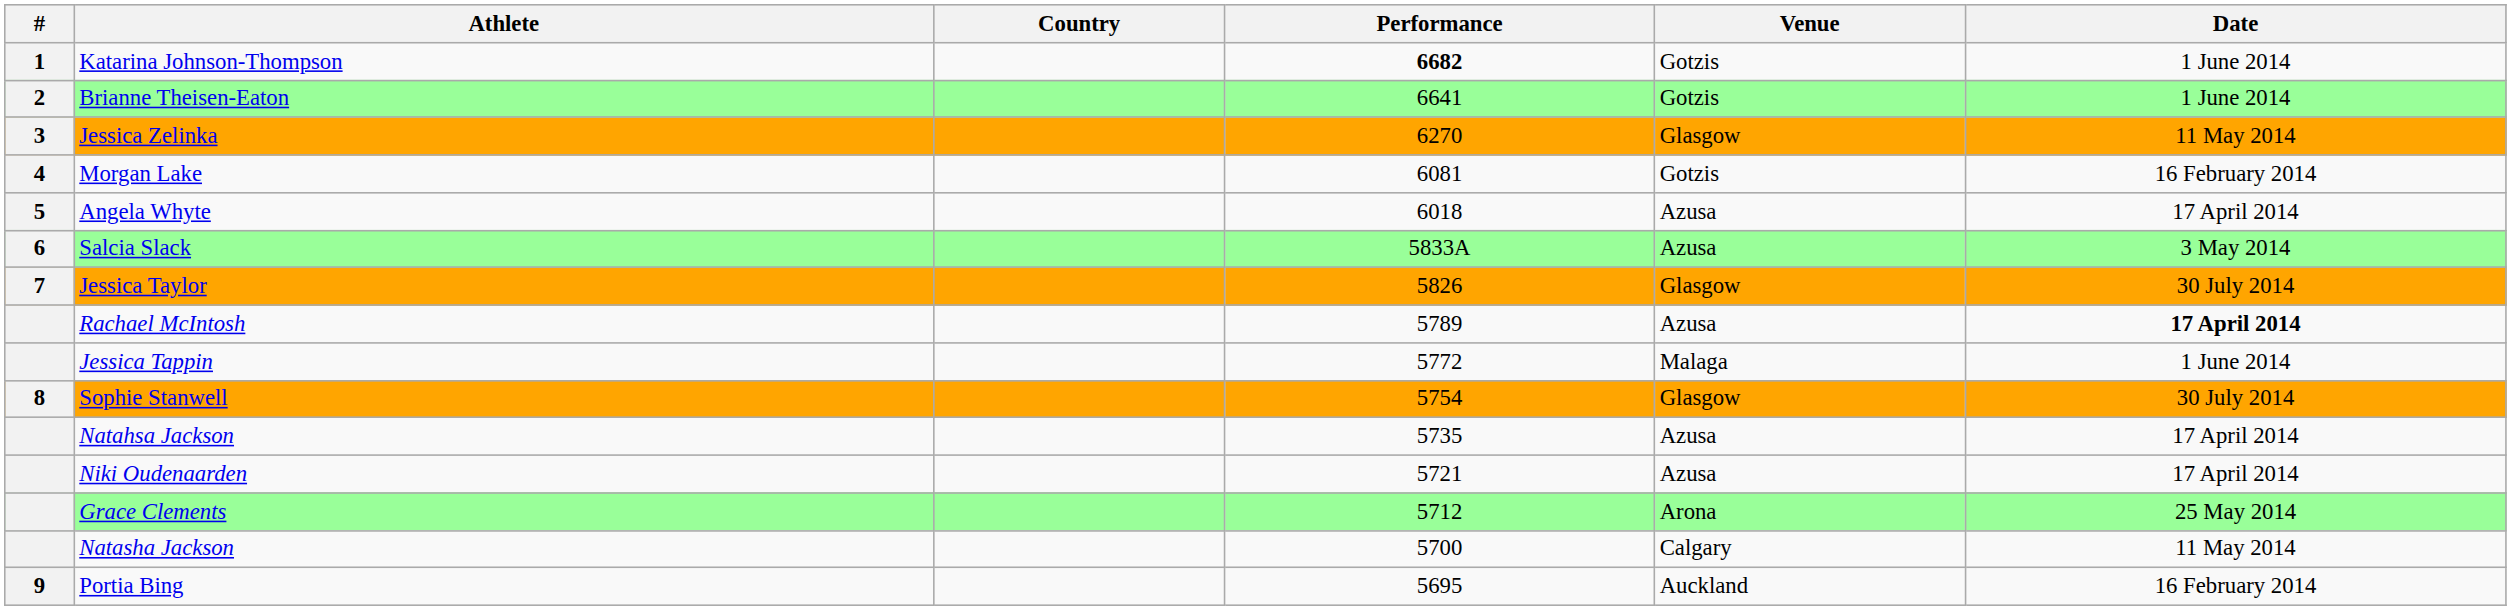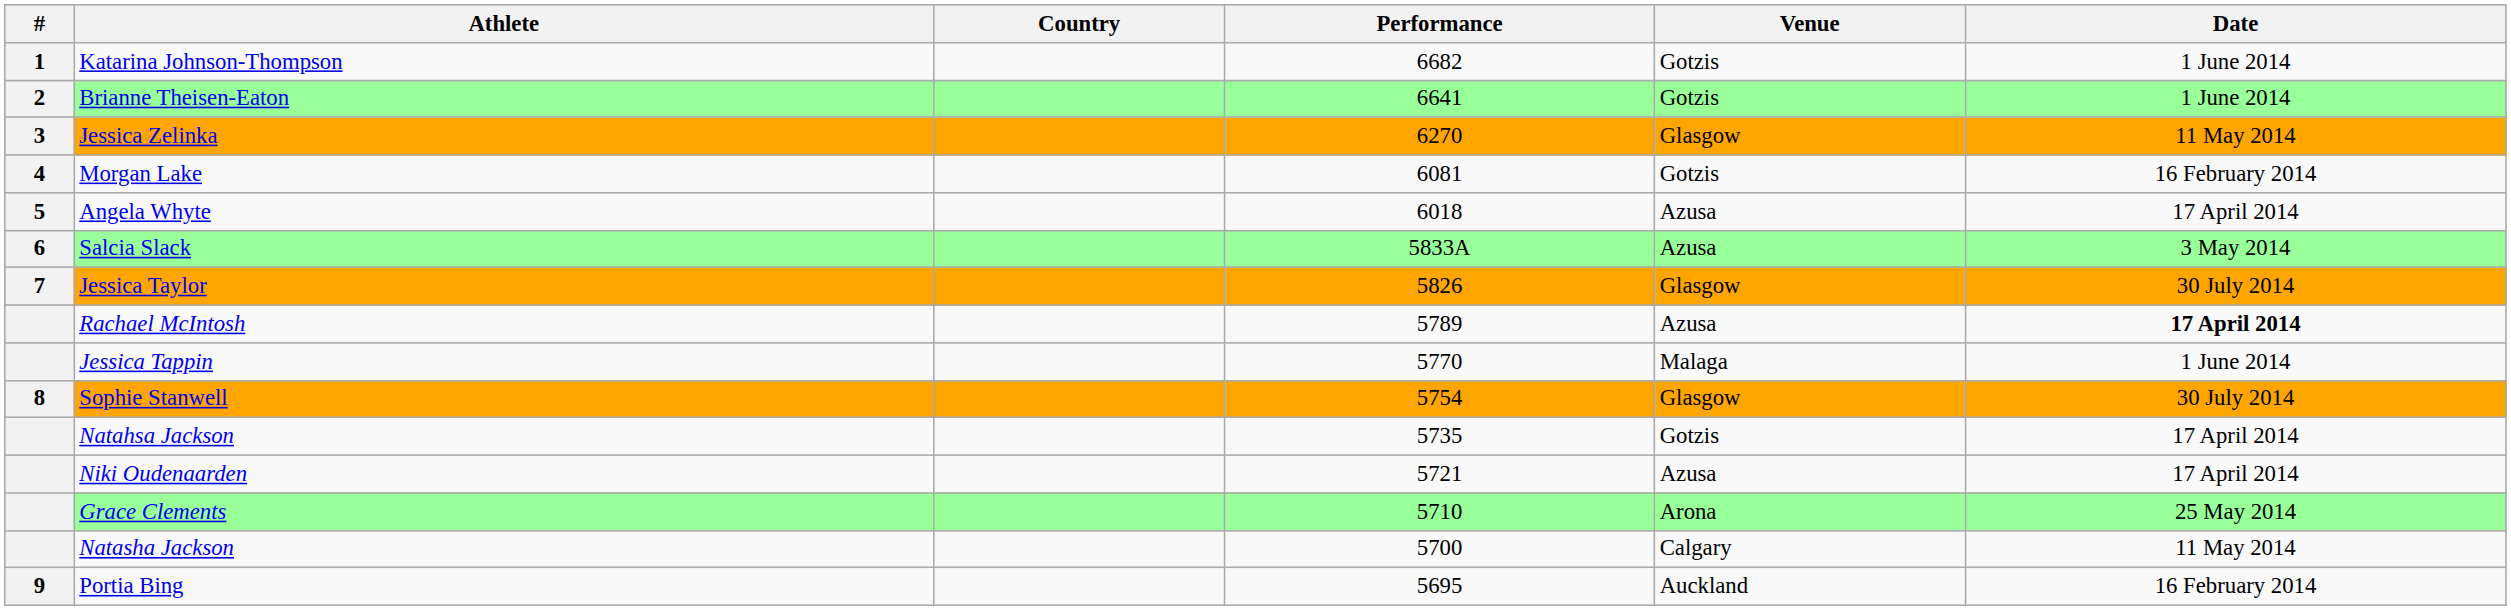(1440, 61) bold -> (1440, 61) normal
(1440, 361) 5772 -> (1440, 361) 5770
(1688, 436) Azusa -> (1689, 436) Gotzis
(1440, 511) 5712 -> (1440, 511) 5710
